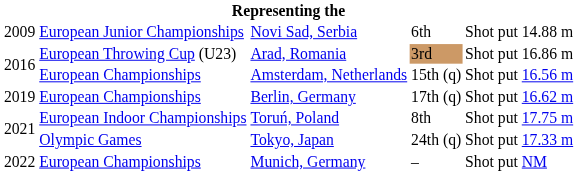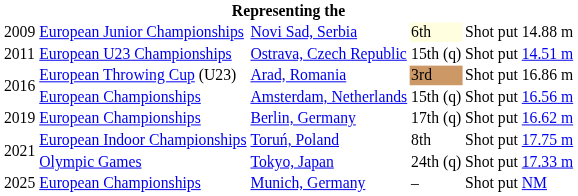(421, 32) no background -> (421, 32) lightyellow background
+ row: (329, 53)
(20, 161) 2022 -> (20, 183) 2025
